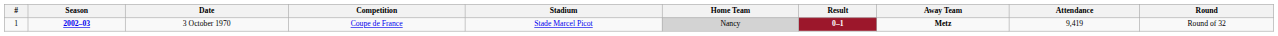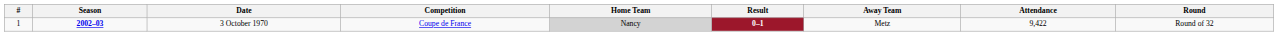- column: (564, 11)
(943, 24) bold -> (882, 24) normal
(1075, 24) 9,419 -> (1038, 24) 9,422
